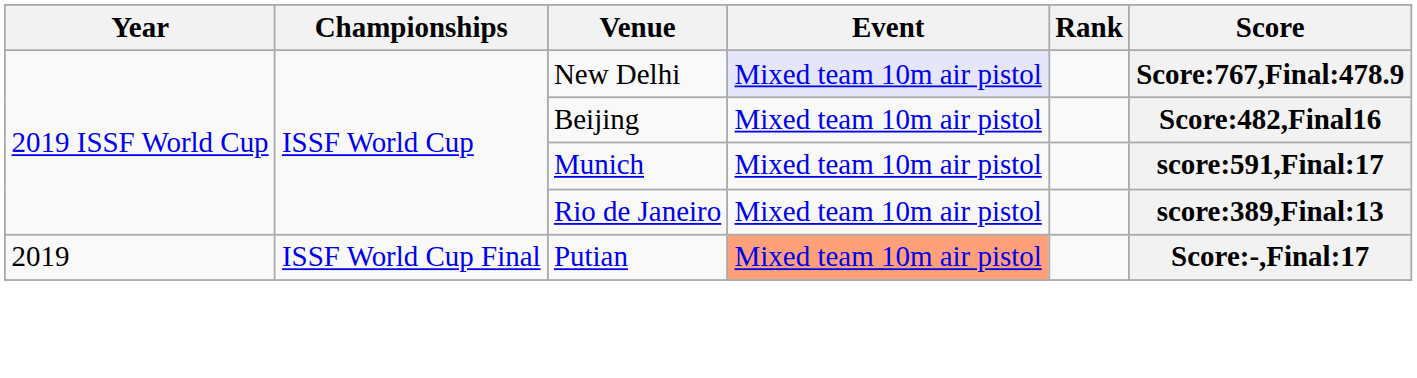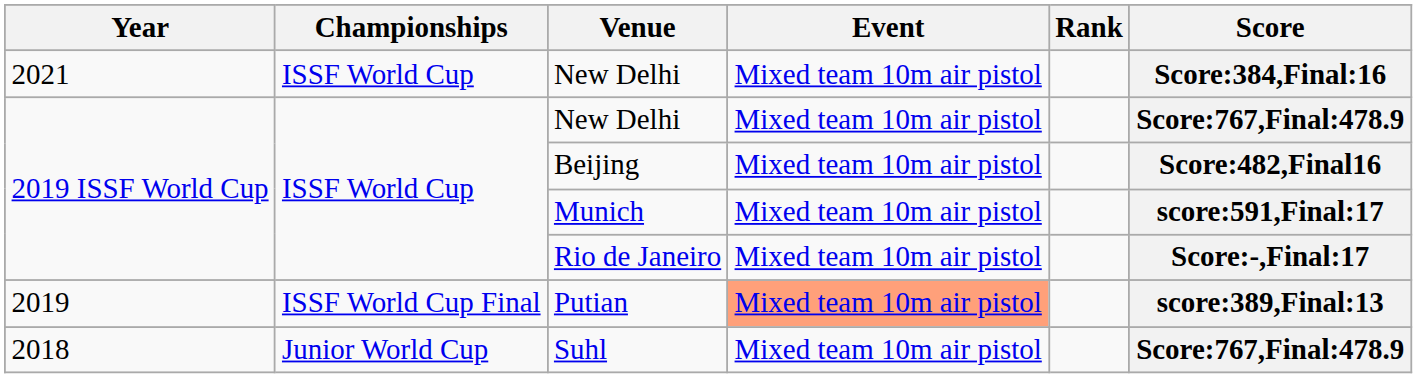+ row: (41, 73)
(888, 73) lavender background -> (888, 119) no background
(1270, 211) score:389,Final:13 -> (1270, 257) Score:-,Final:17
(1270, 257) Score:-,Final:17 -> (1270, 303) score:389,Final:13
+ row: (41, 348)
